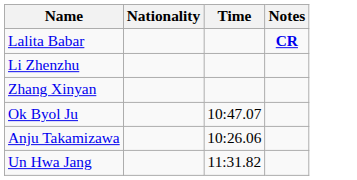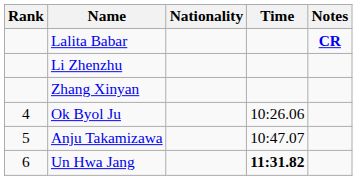+ column: (26, 16)
(234, 114) 10:47.07 -> (277, 114) 10:26.06
(234, 138) 10:26.06 -> (277, 138) 10:47.07
(234, 162) normal -> (277, 162) bold
